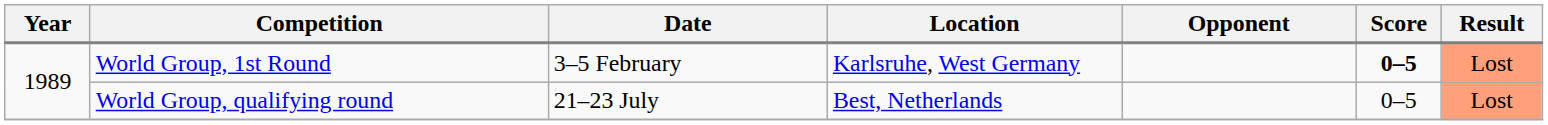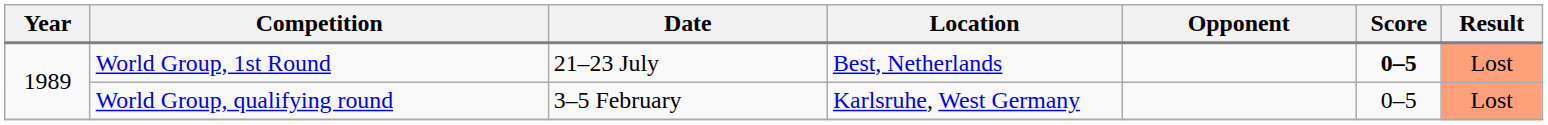(618, 62) 3–5 February -> (606, 62) 21–23 July
(957, 62) Karlsruhe, West Germany -> (918, 62) Best, Netherlands
(606, 100) 21–23 July -> (618, 100) 3–5 February
(918, 100) Best, Netherlands -> (957, 100) Karlsruhe, West Germany
